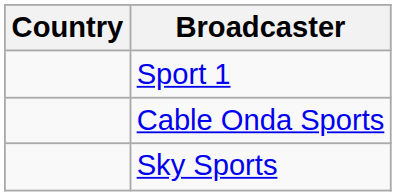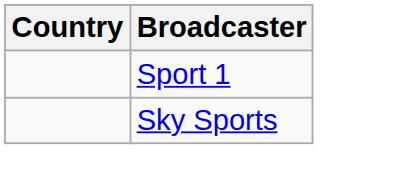- row: (260, 119)
